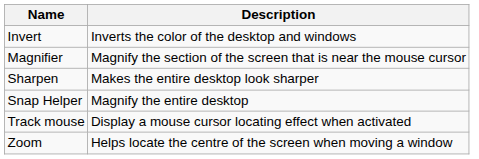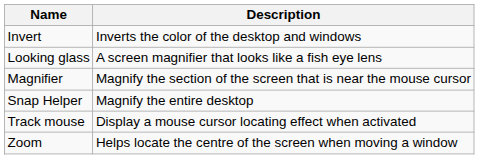+ row: (49, 57)
- row: (33, 79)
